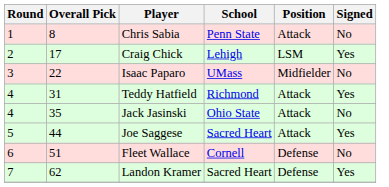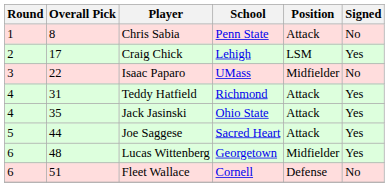(344, 113) No -> (354, 113) Yes
+ row: (166, 152)
- row: (161, 172)
